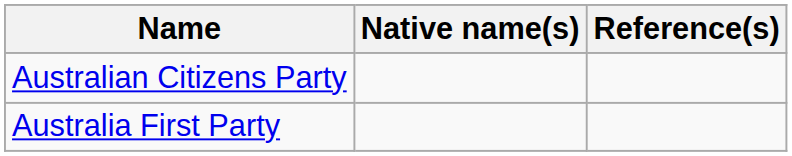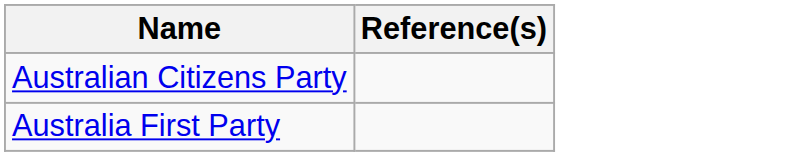- column: (470, 28)
